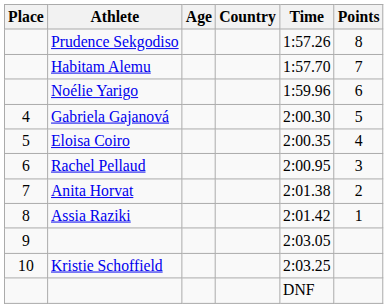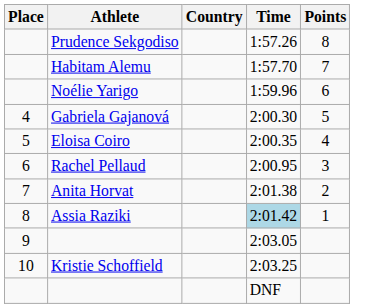- column: (199, 16)
(307, 215) no background -> (273, 215) lightblue background
